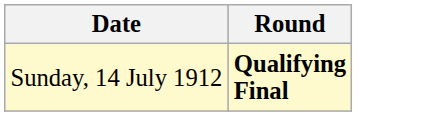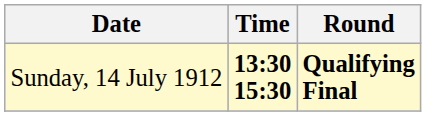+ column: (263, 24)
